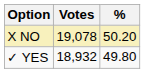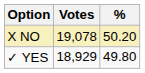(77, 57) 18,932 -> (77, 57) 18,929
